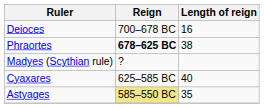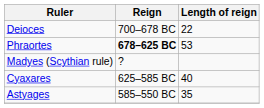(187, 29) 16 -> (187, 29) 22
(187, 45) 38 -> (187, 45) 53
(147, 95) khaki background -> (147, 95) no background
